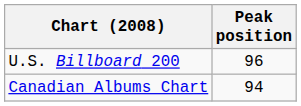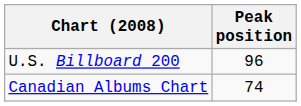(254, 88) 94 -> (254, 88) 74
